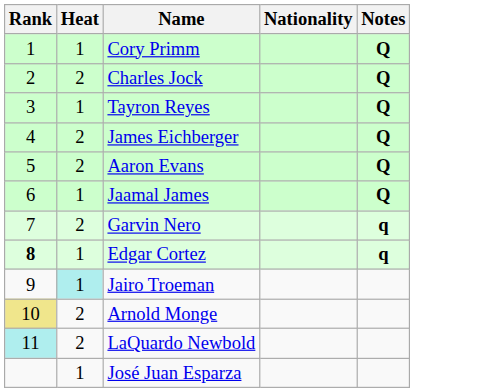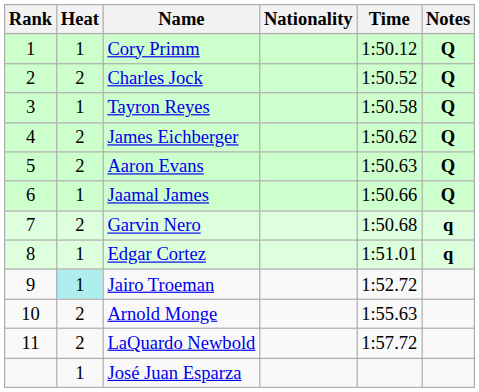+ column: (389, 19)
(31, 254) bold -> (31, 254) normal
(31, 313) khaki background -> (31, 313) no background
(31, 343) paleturquoise background -> (31, 343) no background
